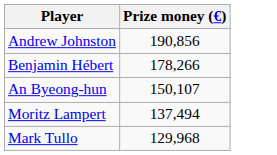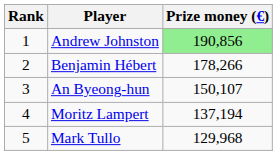+ column: (26, 16)
(175, 41) no background -> (218, 41) lightgreen background
(175, 114) 137,494 -> (218, 114) 137,194
